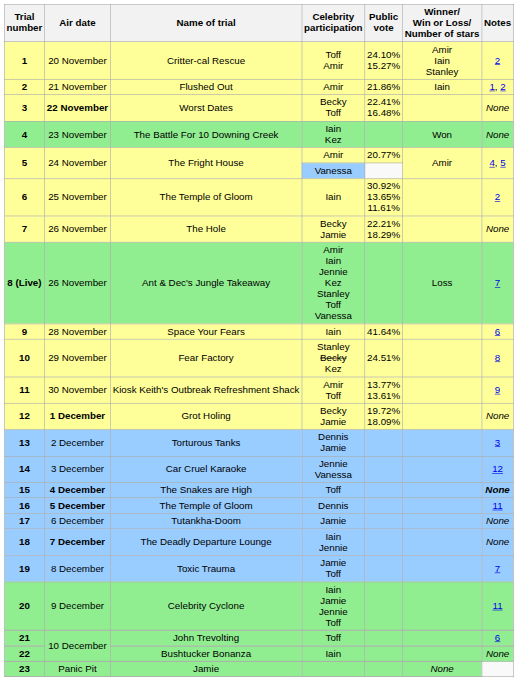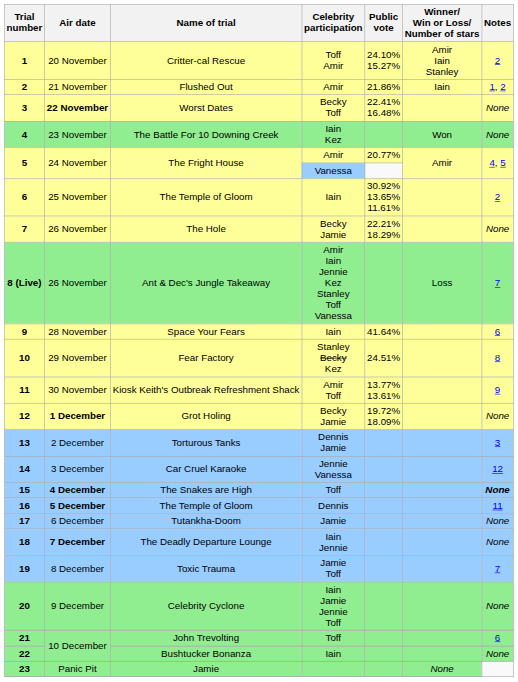(498, 606) 11 -> (498, 606) None
